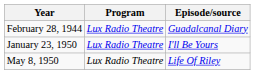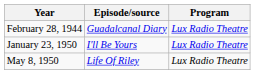columns swapped: (125, 12) <-> (208, 12)
